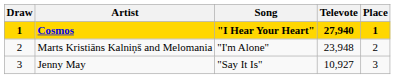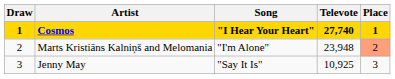(339, 30) 27,940 -> (339, 30) 27,740
(375, 47) no background -> (375, 47) lightsalmon background
(339, 64) 10,927 -> (339, 64) 10,925
